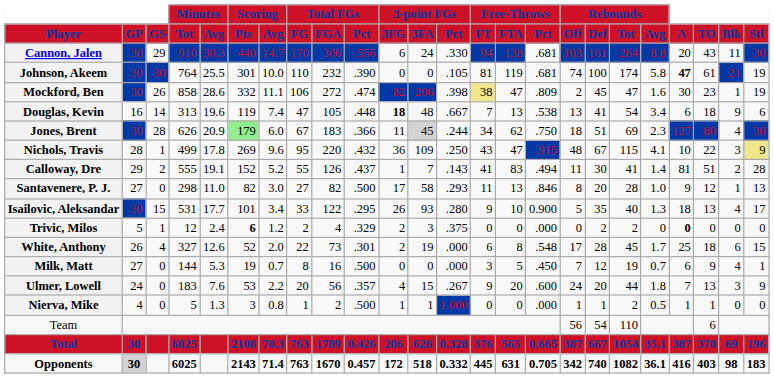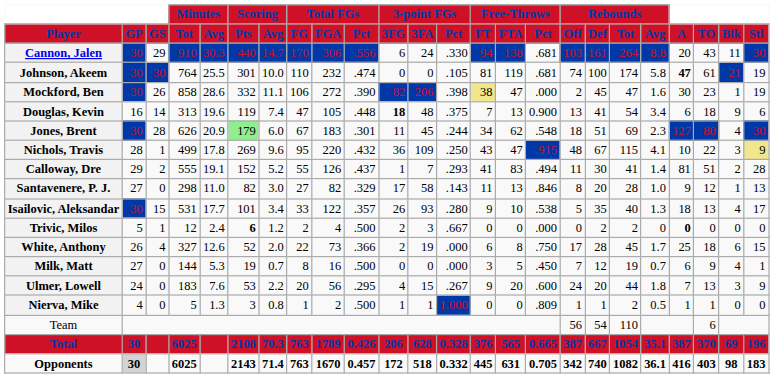(365, 73) .390 -> (365, 73) .474
(365, 92) .474 -> (365, 92) .390
(546, 92) .809 -> (546, 92) .000
(457, 112) .667 -> (457, 112) .375
(546, 112) .538 -> (543, 112) 0.900
(365, 131) .366 -> (365, 131) .301
(427, 131) lightgrey background -> (427, 131) no background
(546, 131) .750 -> (546, 131) .548
(457, 170) .143 -> (457, 170) .293
(365, 189) .500 -> (365, 189) .329
(457, 189) .293 -> (457, 189) .143
(365, 209) .295 -> (365, 209) .357
(543, 209) 0.900 -> (546, 209) .538
(365, 228) .329 -> (365, 228) .500
(457, 228) .375 -> (457, 228) .667
(365, 247) .301 -> (365, 247) .366
(546, 247) .548 -> (546, 247) .750
(365, 286) .357 -> (365, 286) .295
(546, 305) .000 -> (546, 305) .809
